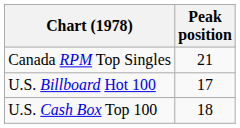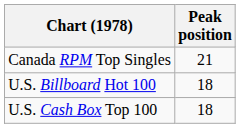(205, 85) 17 -> (205, 85) 18
